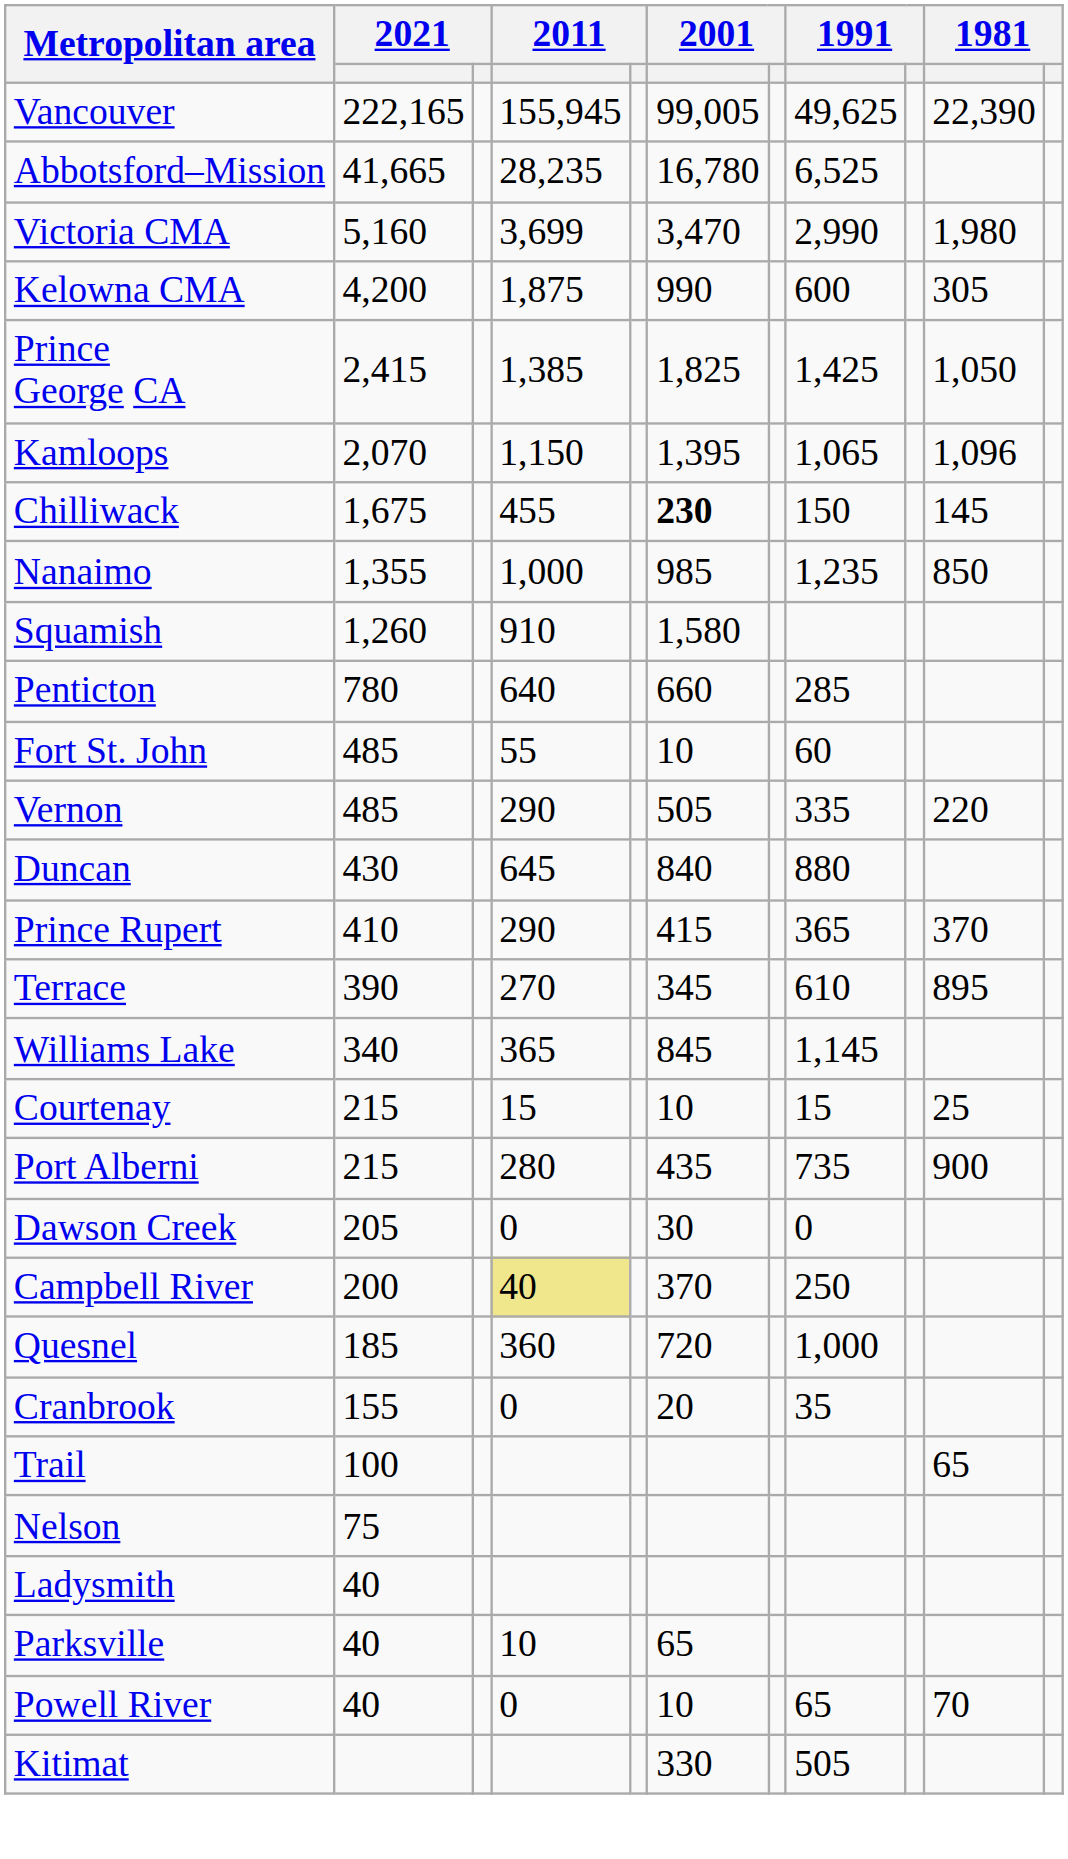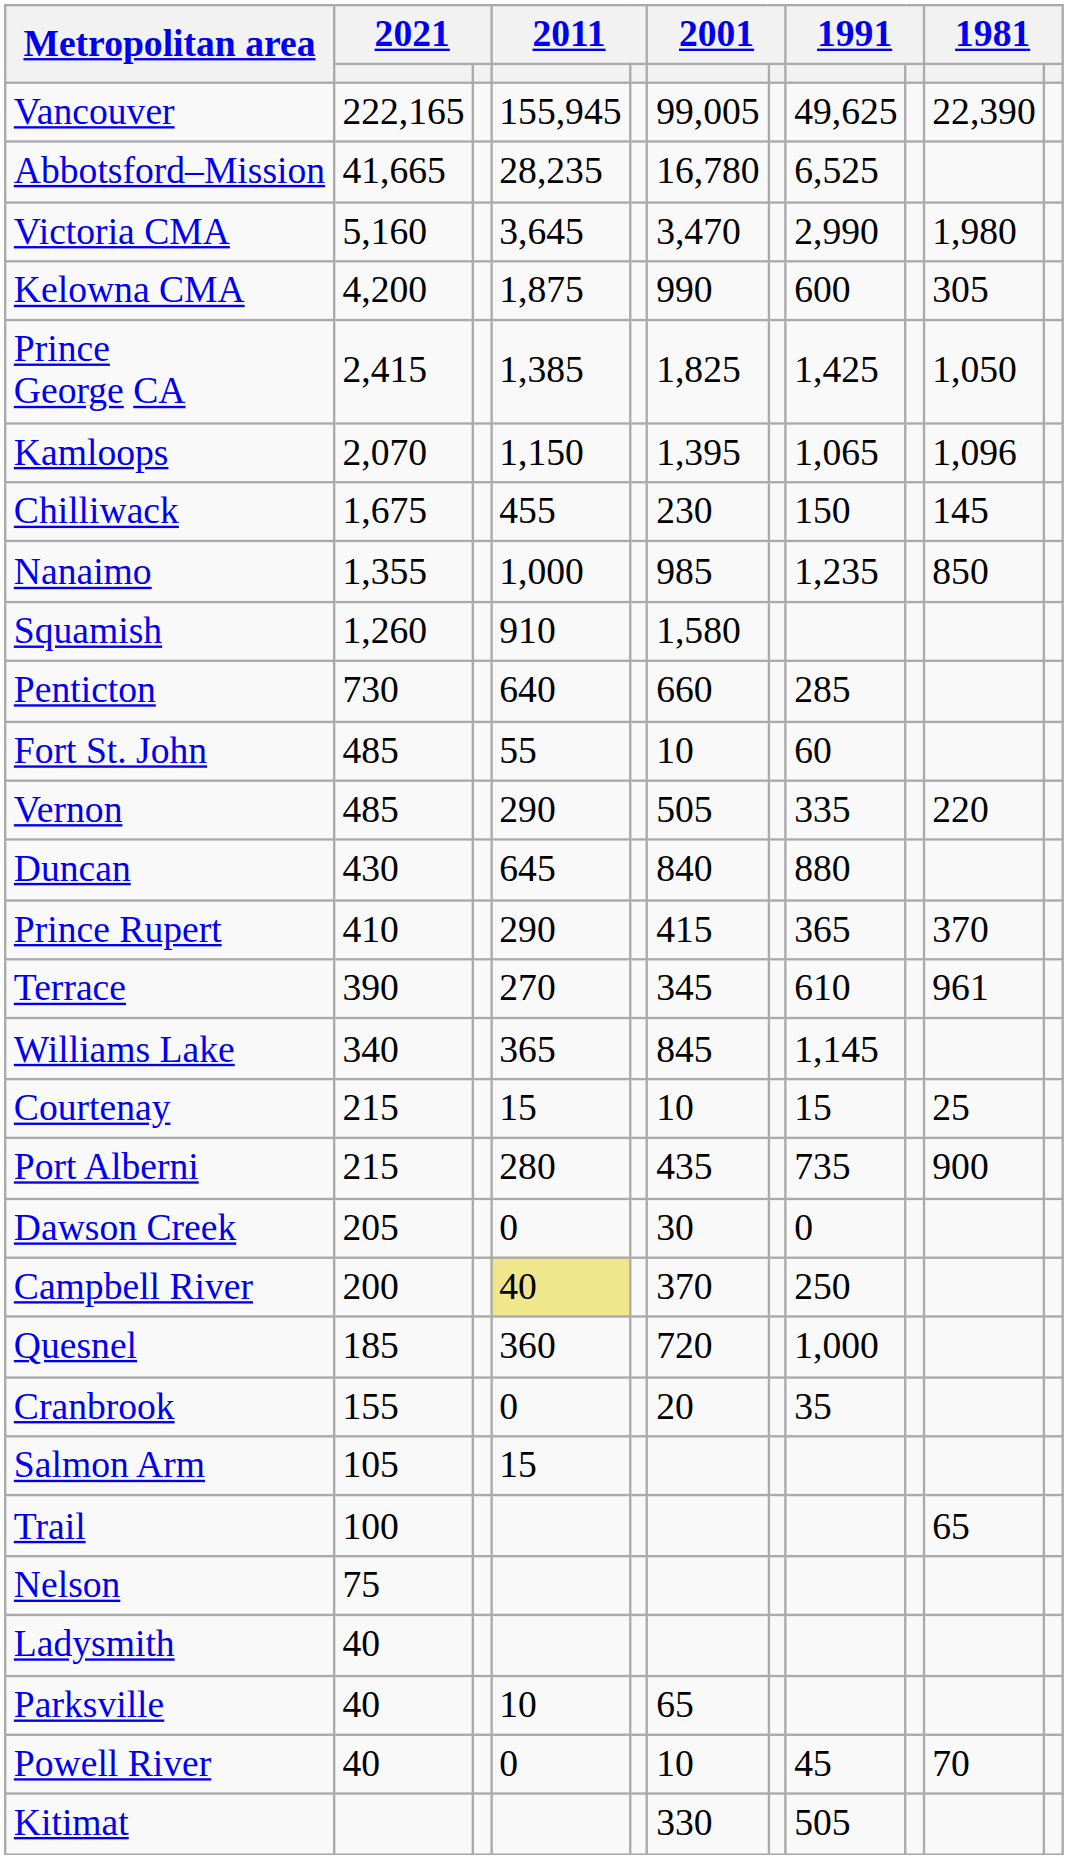(542, 230) 3,699 -> (542, 230) 3,645
(684, 511) bold -> (684, 511) normal
(371, 690) 780 -> (371, 690) 730
(960, 988) 895 -> (960, 988) 961
+ row: (109, 1465)
(813, 1703) 65 -> (813, 1763) 45
